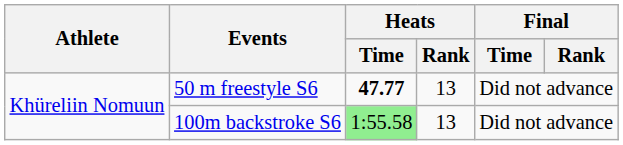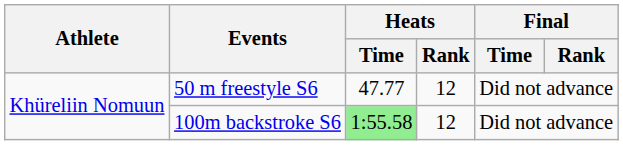(381, 89) bold -> (381, 89) normal
(446, 89) 13 -> (446, 89) 12
(446, 122) 13 -> (446, 122) 12
